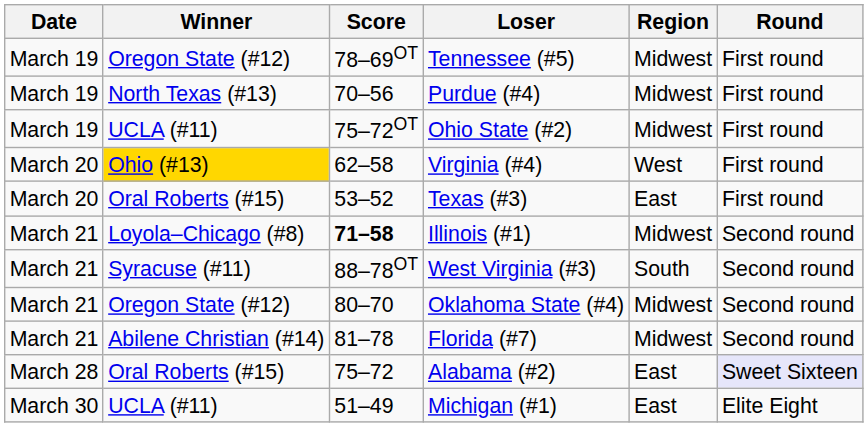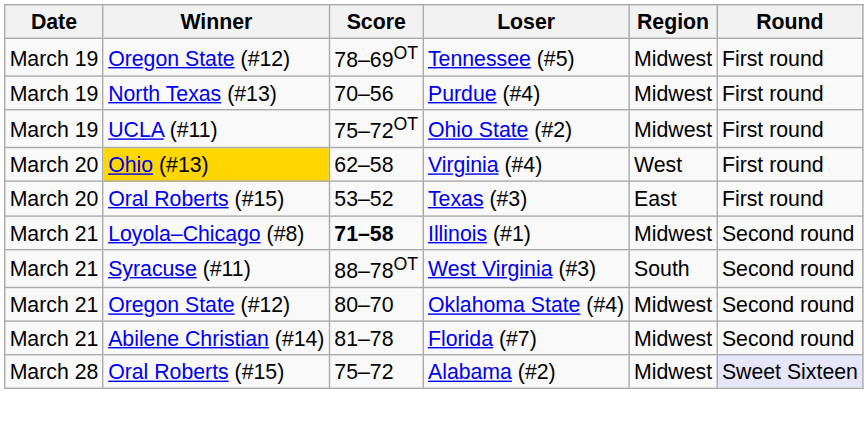(655, 371) East -> (673, 371) Midwest
- row: (492, 405)
